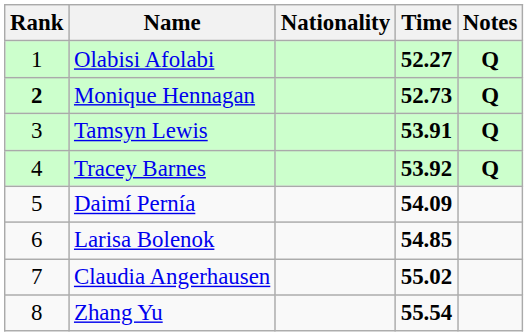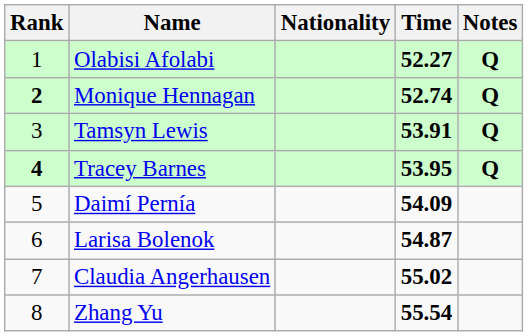(426, 95) 52.73 -> (426, 95) 52.74
(37, 167) normal -> (37, 167) bold
(426, 167) 53.92 -> (426, 167) 53.95
(426, 240) 54.85 -> (426, 240) 54.87
